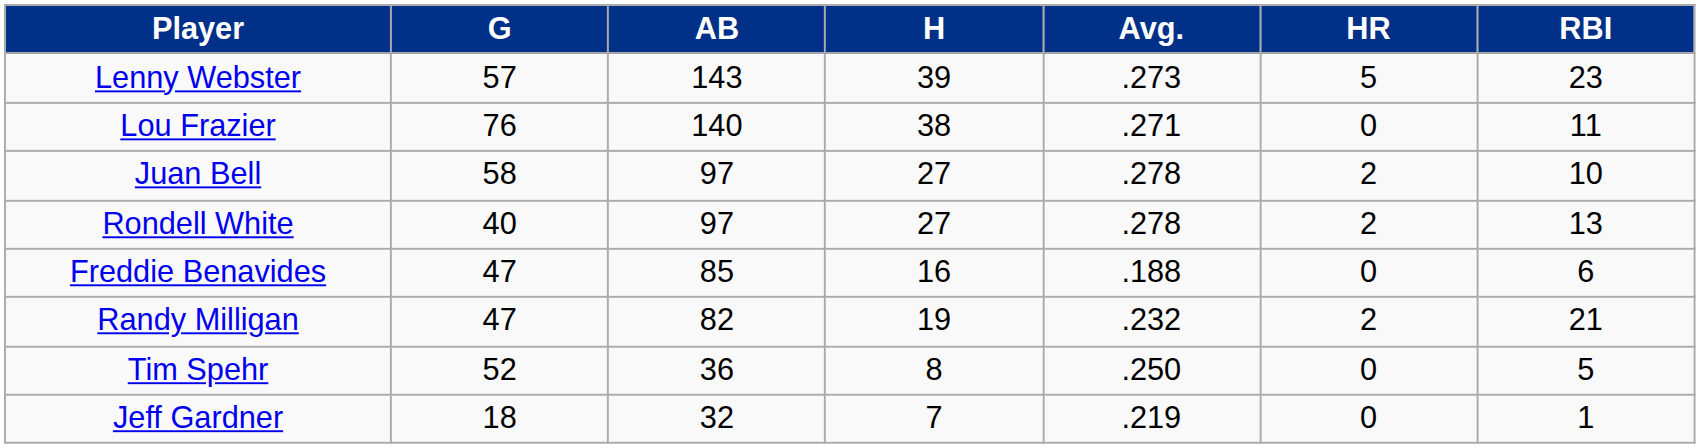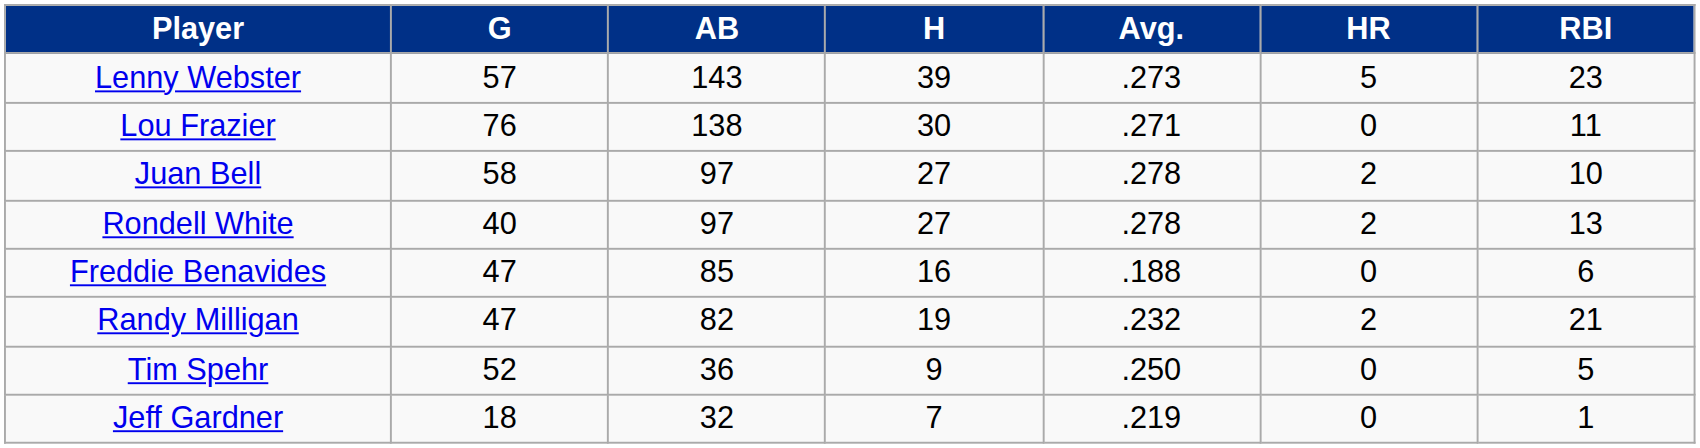(717, 126) 140 -> (717, 126) 138
(934, 126) 38 -> (934, 126) 30
(934, 369) 8 -> (934, 369) 9
